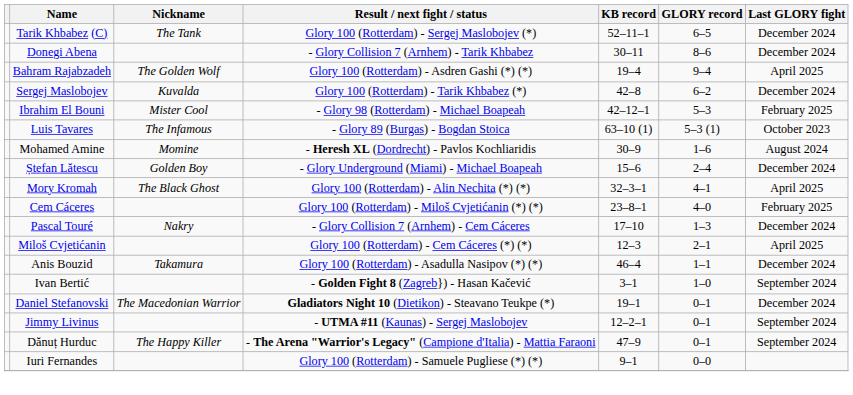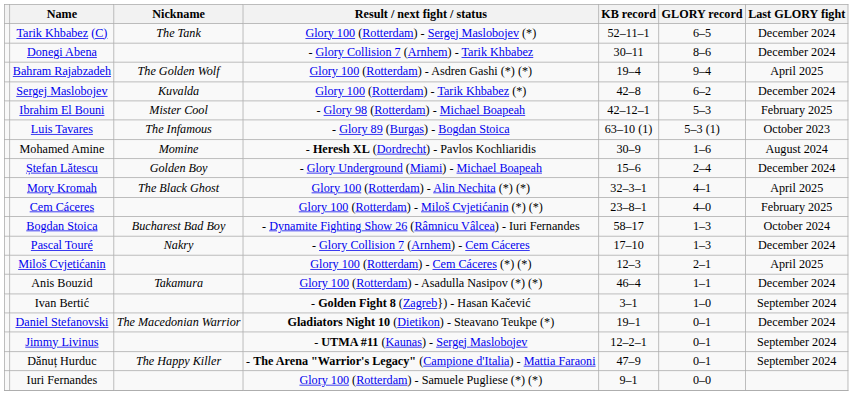+ row: (62, 226)
